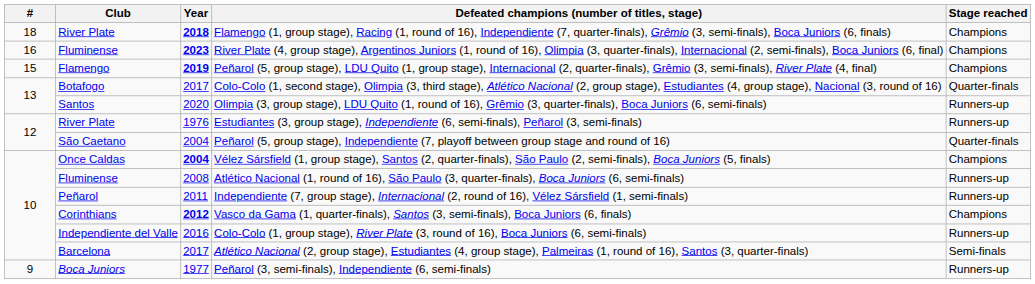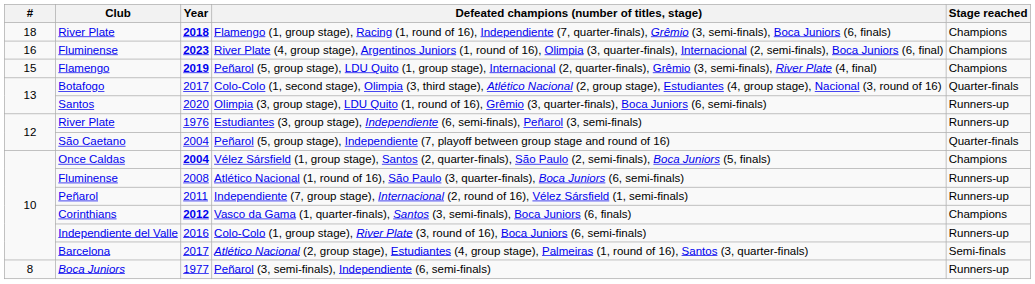(30, 269) 9 -> (30, 269) 8
